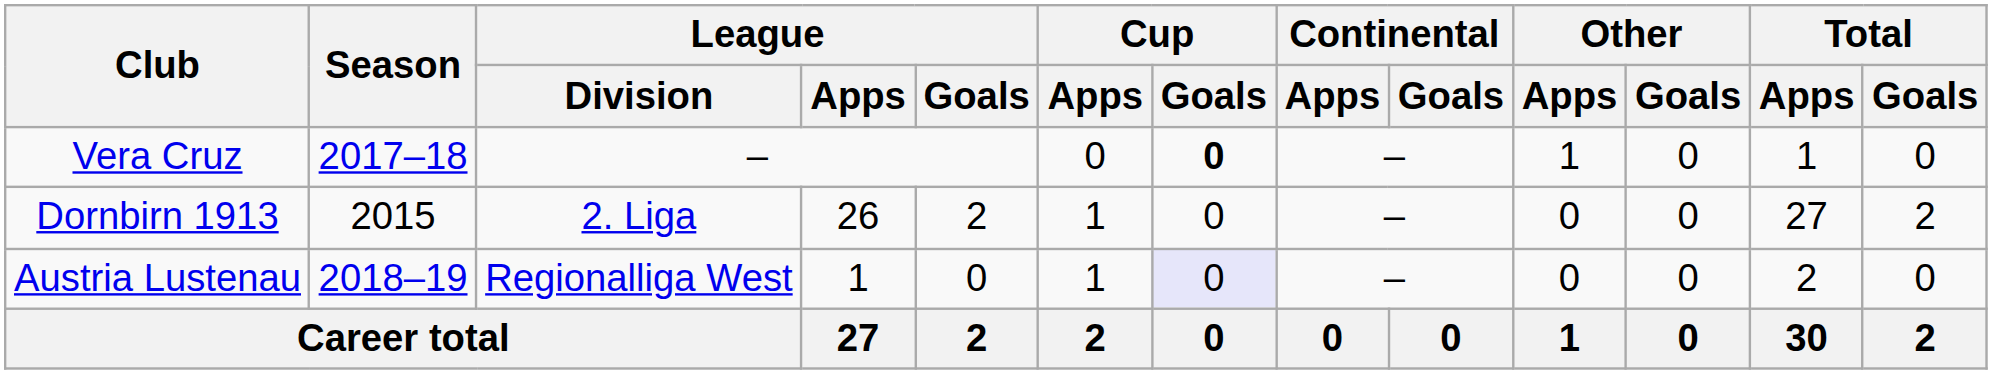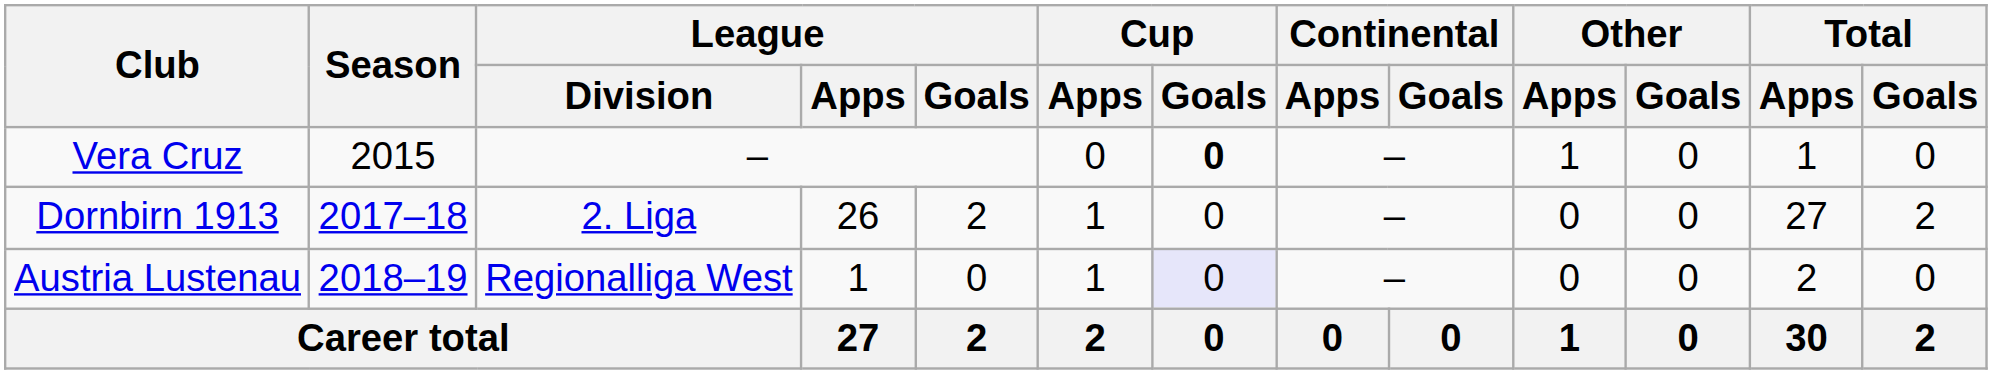(393, 156) 2017–18 -> (393, 156) 2015
(393, 216) 2015 -> (393, 216) 2017–18
